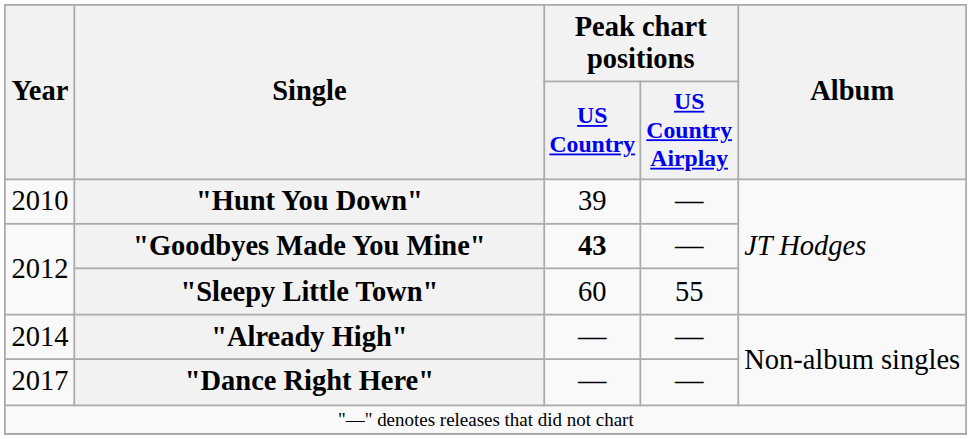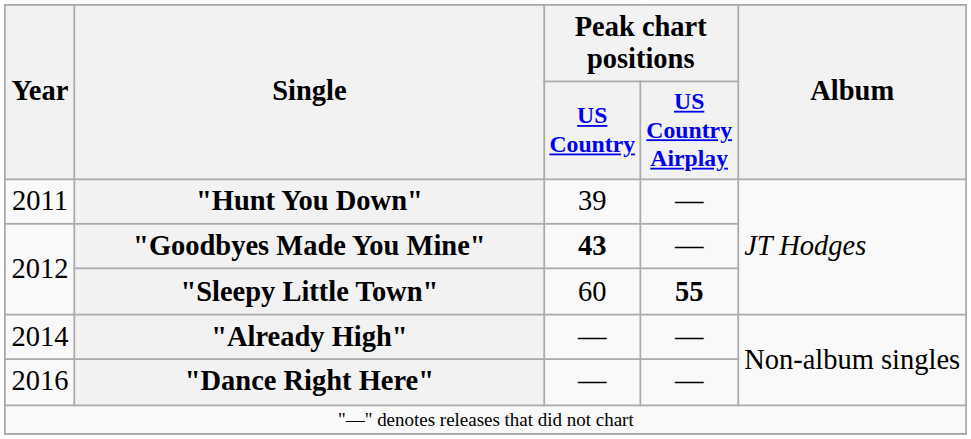(40, 200) 2010 -> (40, 200) 2011
(689, 291) normal -> (689, 291) bold
(40, 381) 2017 -> (40, 381) 2016
